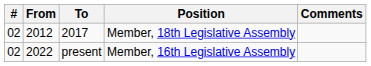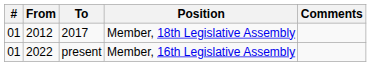(14, 33) 02 -> (14, 33) 01
(14, 52) 02 -> (14, 52) 01
